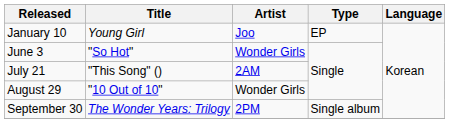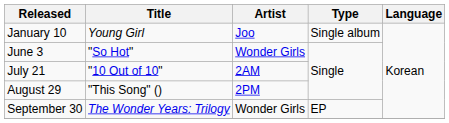(319, 33) EP -> (345, 33) Single album
(125, 71) "This Song" () -> (125, 71) "10 Out of 10"
(125, 90) "10 Out of 10" -> (125, 90) "This Song" ()
(270, 90) Wonder Girls -> (248, 90) 2PM
(248, 109) 2PM -> (270, 109) Wonder Girls
(345, 109) Single album -> (319, 109) EP
